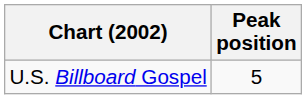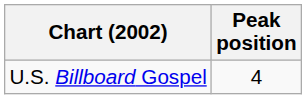(256, 76) 5 -> (256, 76) 4
